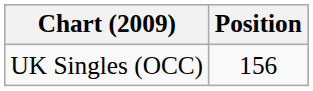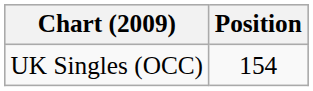(258, 64) 156 -> (258, 64) 154
